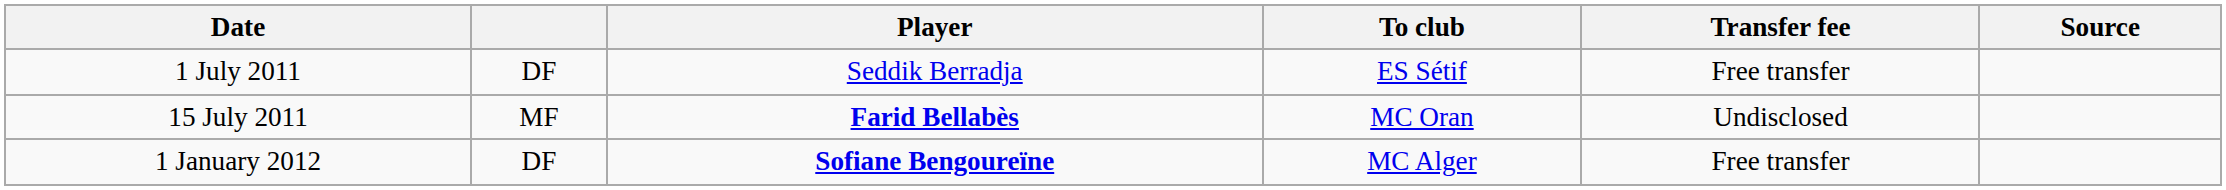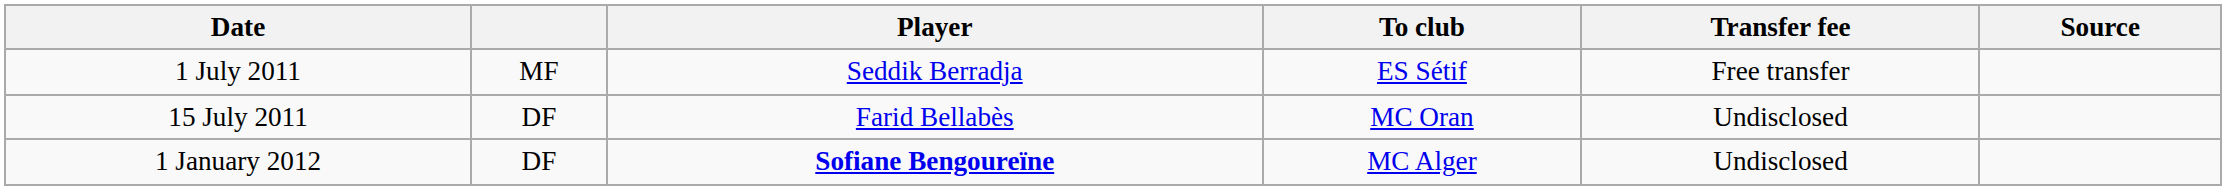(539, 71) DF -> (539, 71) MF
(539, 116) MF -> (539, 116) DF
(935, 116) bold -> (935, 116) normal
(1781, 161) Free transfer -> (1781, 161) Undisclosed
